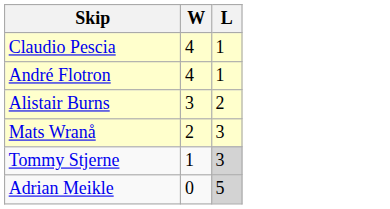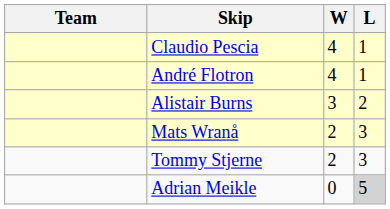+ column: (76, 18)
(189, 160) 1 -> (332, 160) 2
(220, 160) lightgrey background -> (363, 160) no background
